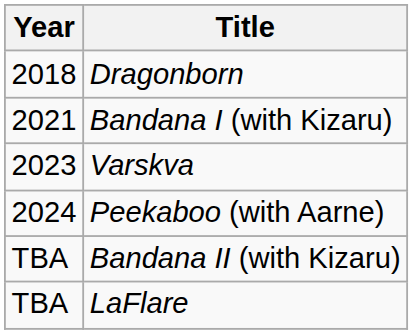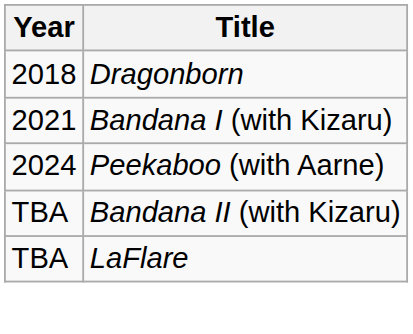- row: (142, 166)
